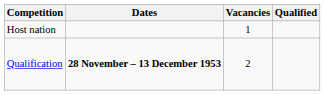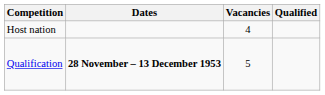(248, 29) 1 -> (248, 29) 4
(248, 64) 2 -> (248, 64) 5
